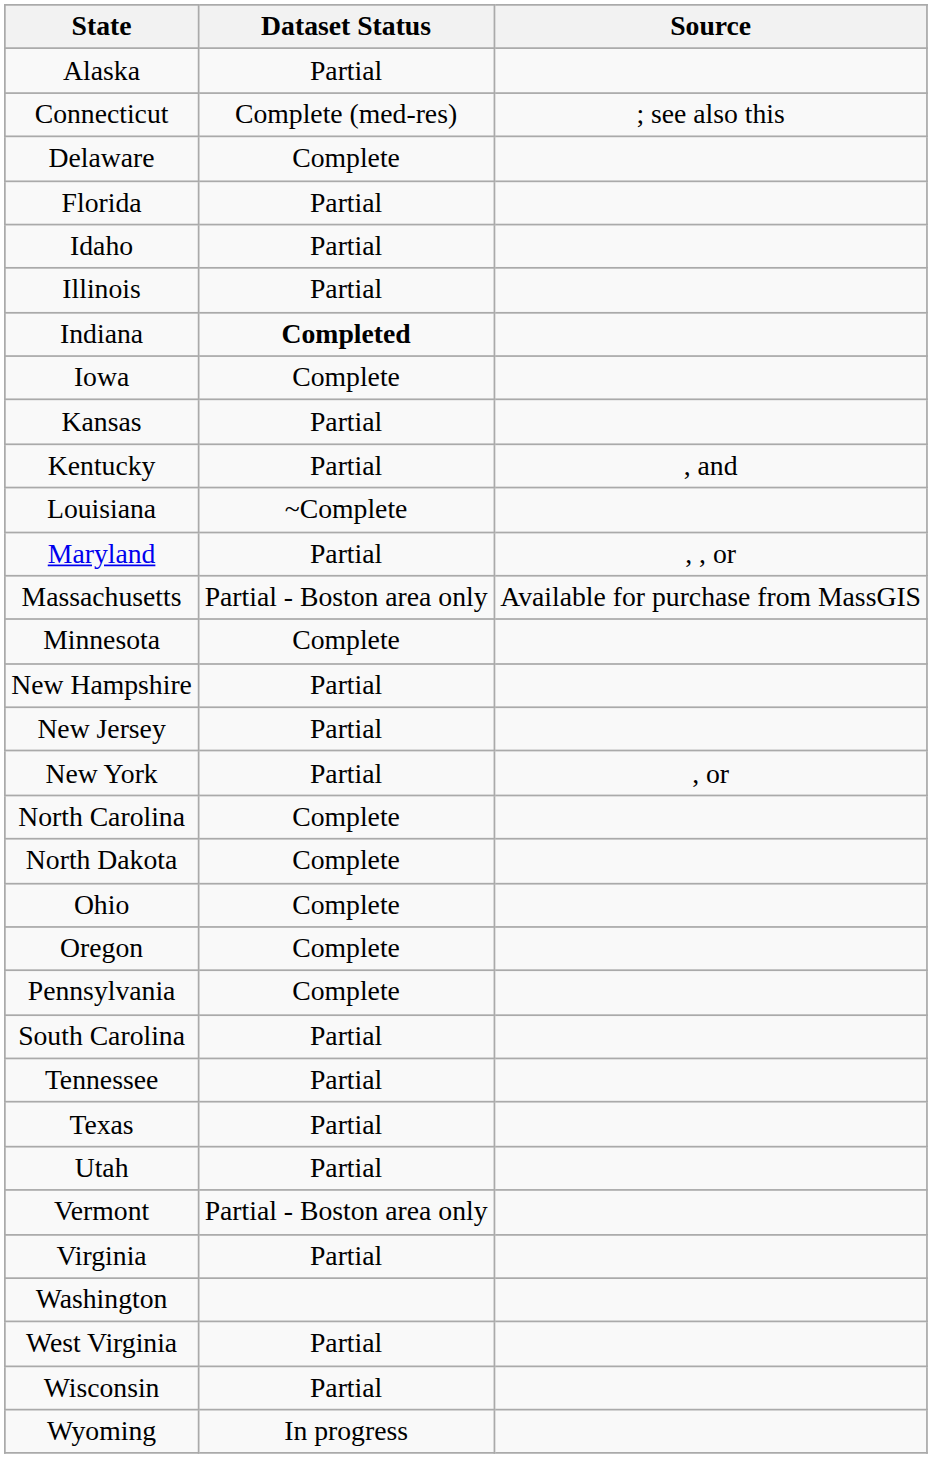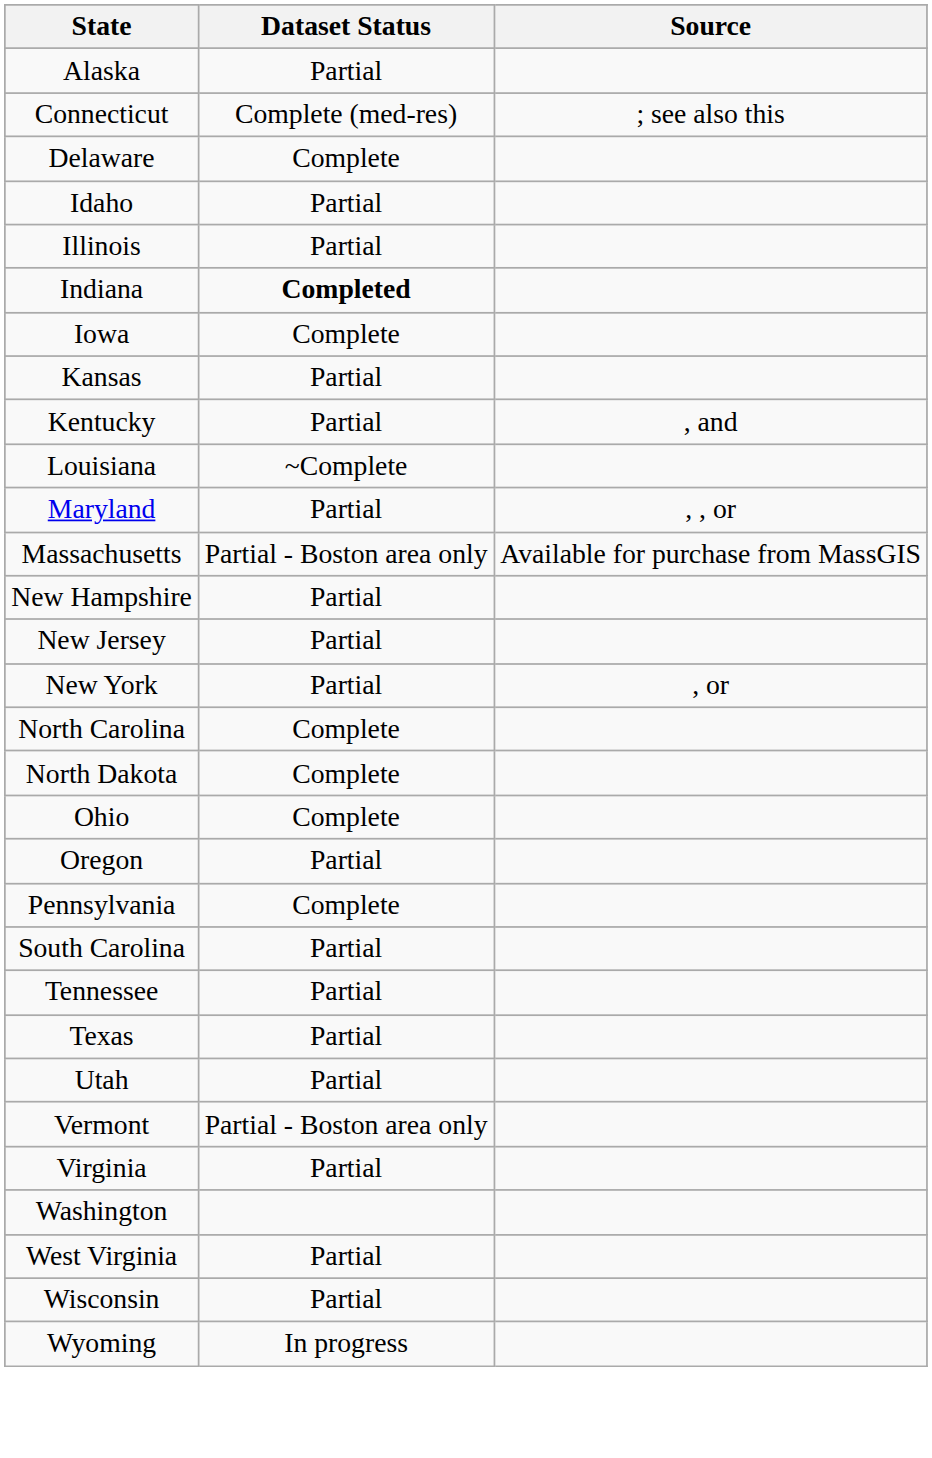- row: (102, 202)
- row: (102, 641)
(346, 948) Complete -> (346, 860) Partial
